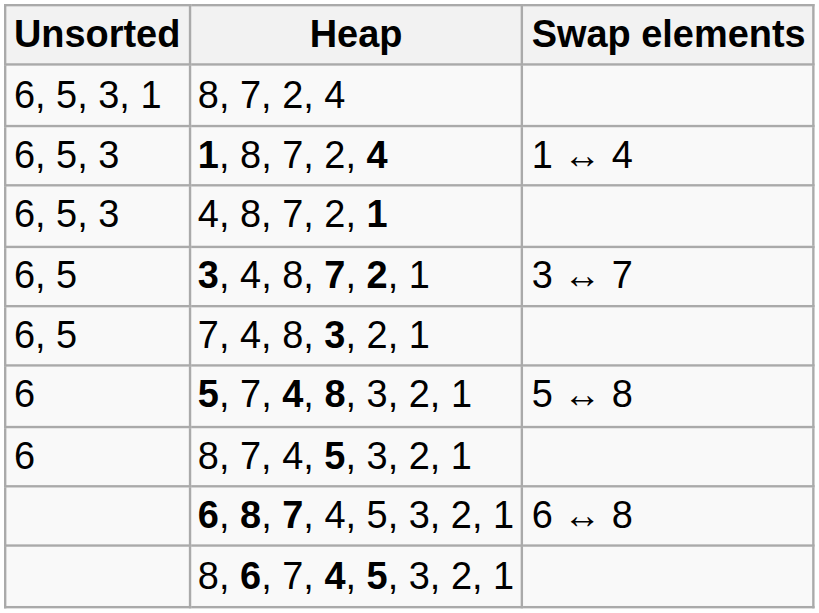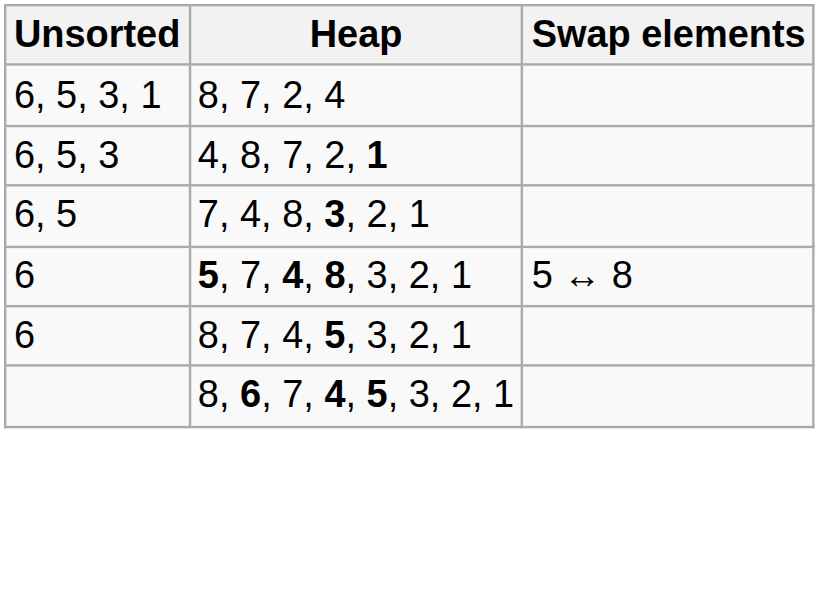- row: (293, 154)
- row: (314, 275)
- row: (356, 515)
